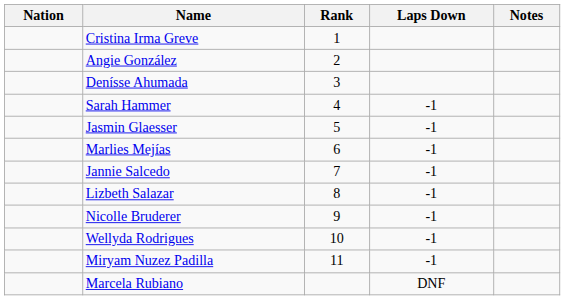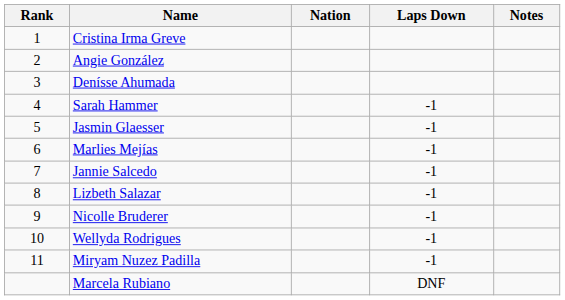columns swapped: (337, 15) <-> (43, 15)
